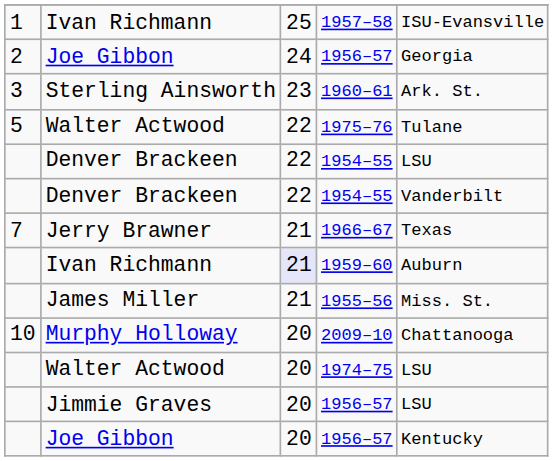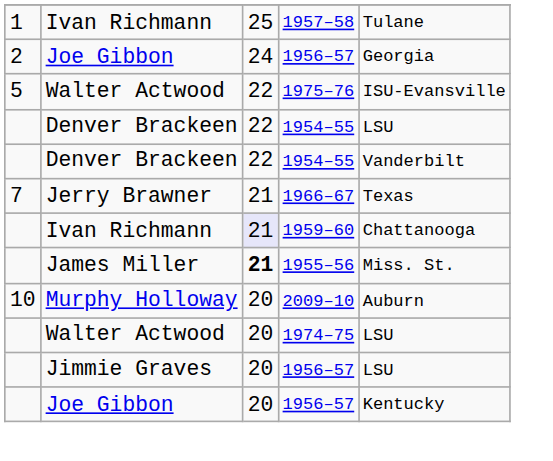(473, 22) ISU-Evansville -> (393, 22) Tulane
- row: (161, 92)
(432, 126) Tulane -> (434, 92) ISU-Evansville
(432, 265) Auburn -> (419, 231) Chattanooga
(299, 300) normal -> (261, 265) bold
(457, 335) Chattanooga -> (393, 300) Auburn
